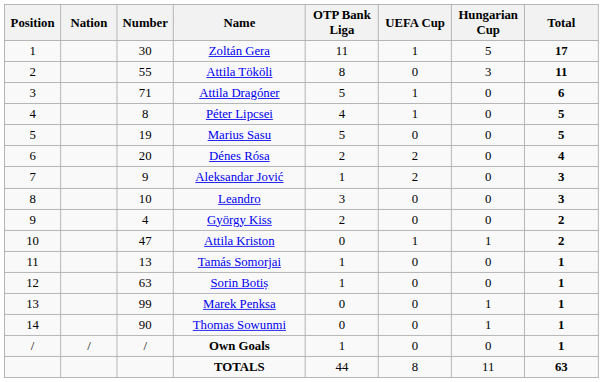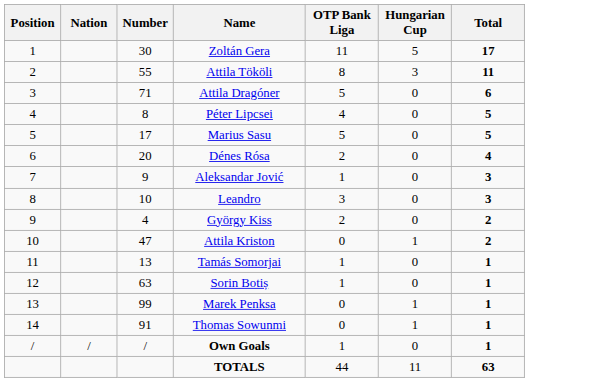- column: (415, 22)
(145, 135) 19 -> (145, 135) 17
(145, 325) 90 -> (145, 325) 91
